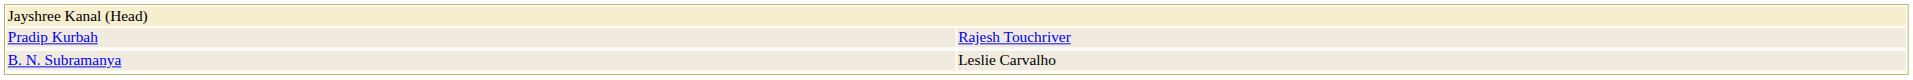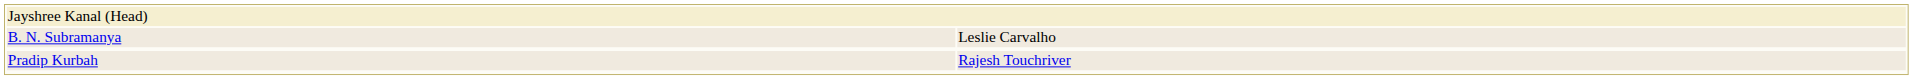rows swapped: (65, 60) <-> (53, 37)
